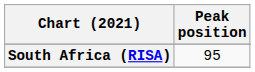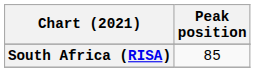(212, 56) 95 -> (212, 56) 85
